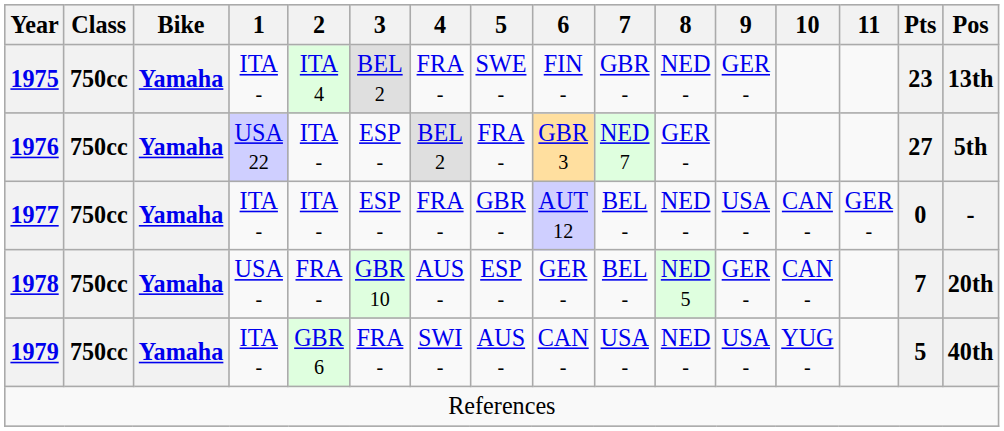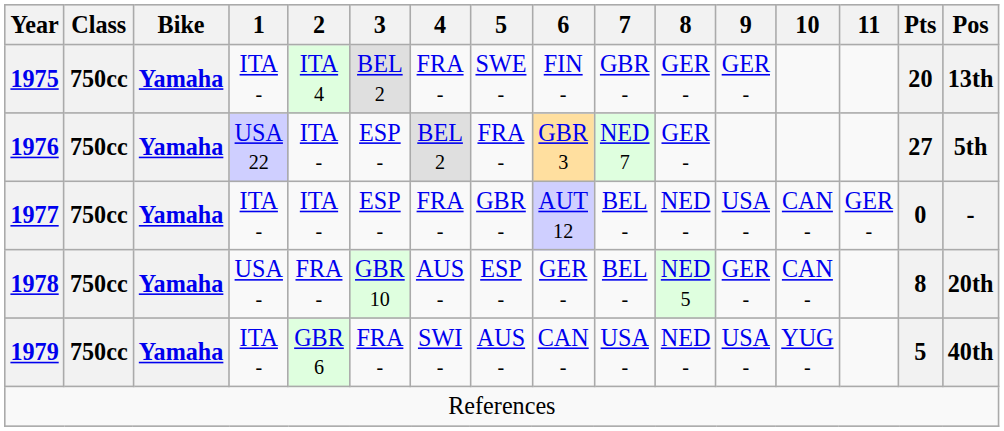(686, 78) NED - -> (686, 78) GER -
(920, 78) 23 -> (920, 78) 20
(920, 284) 7 -> (920, 284) 8
